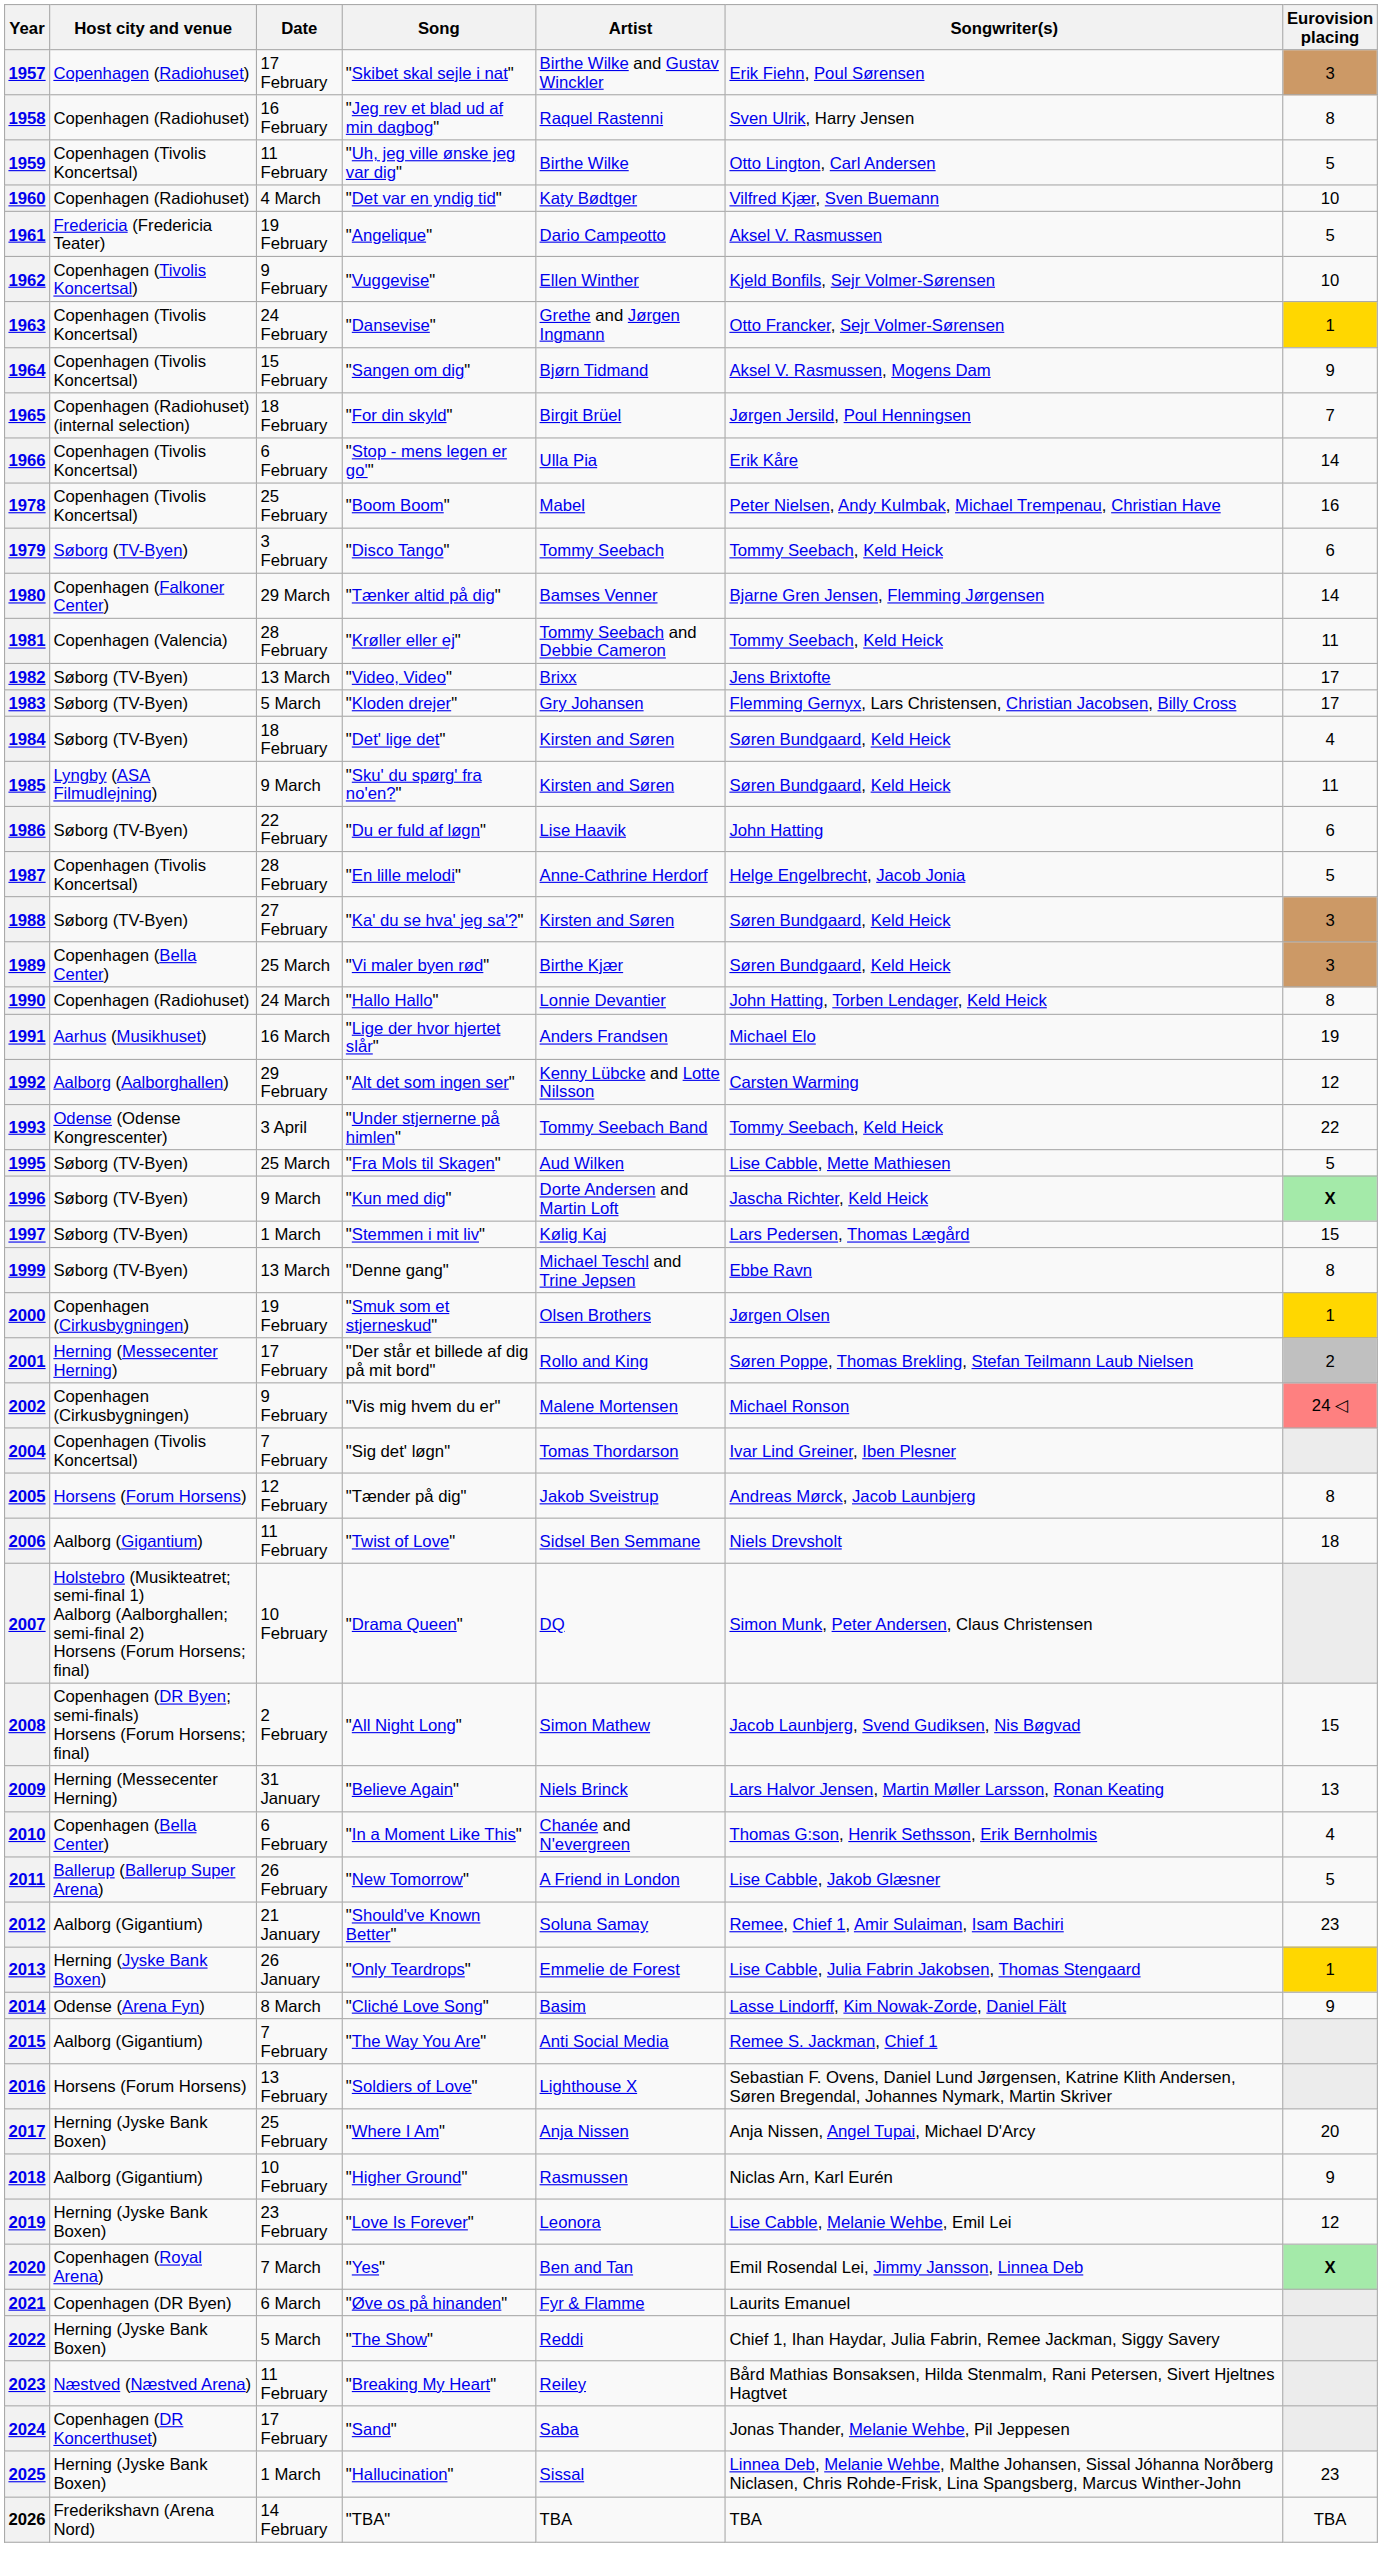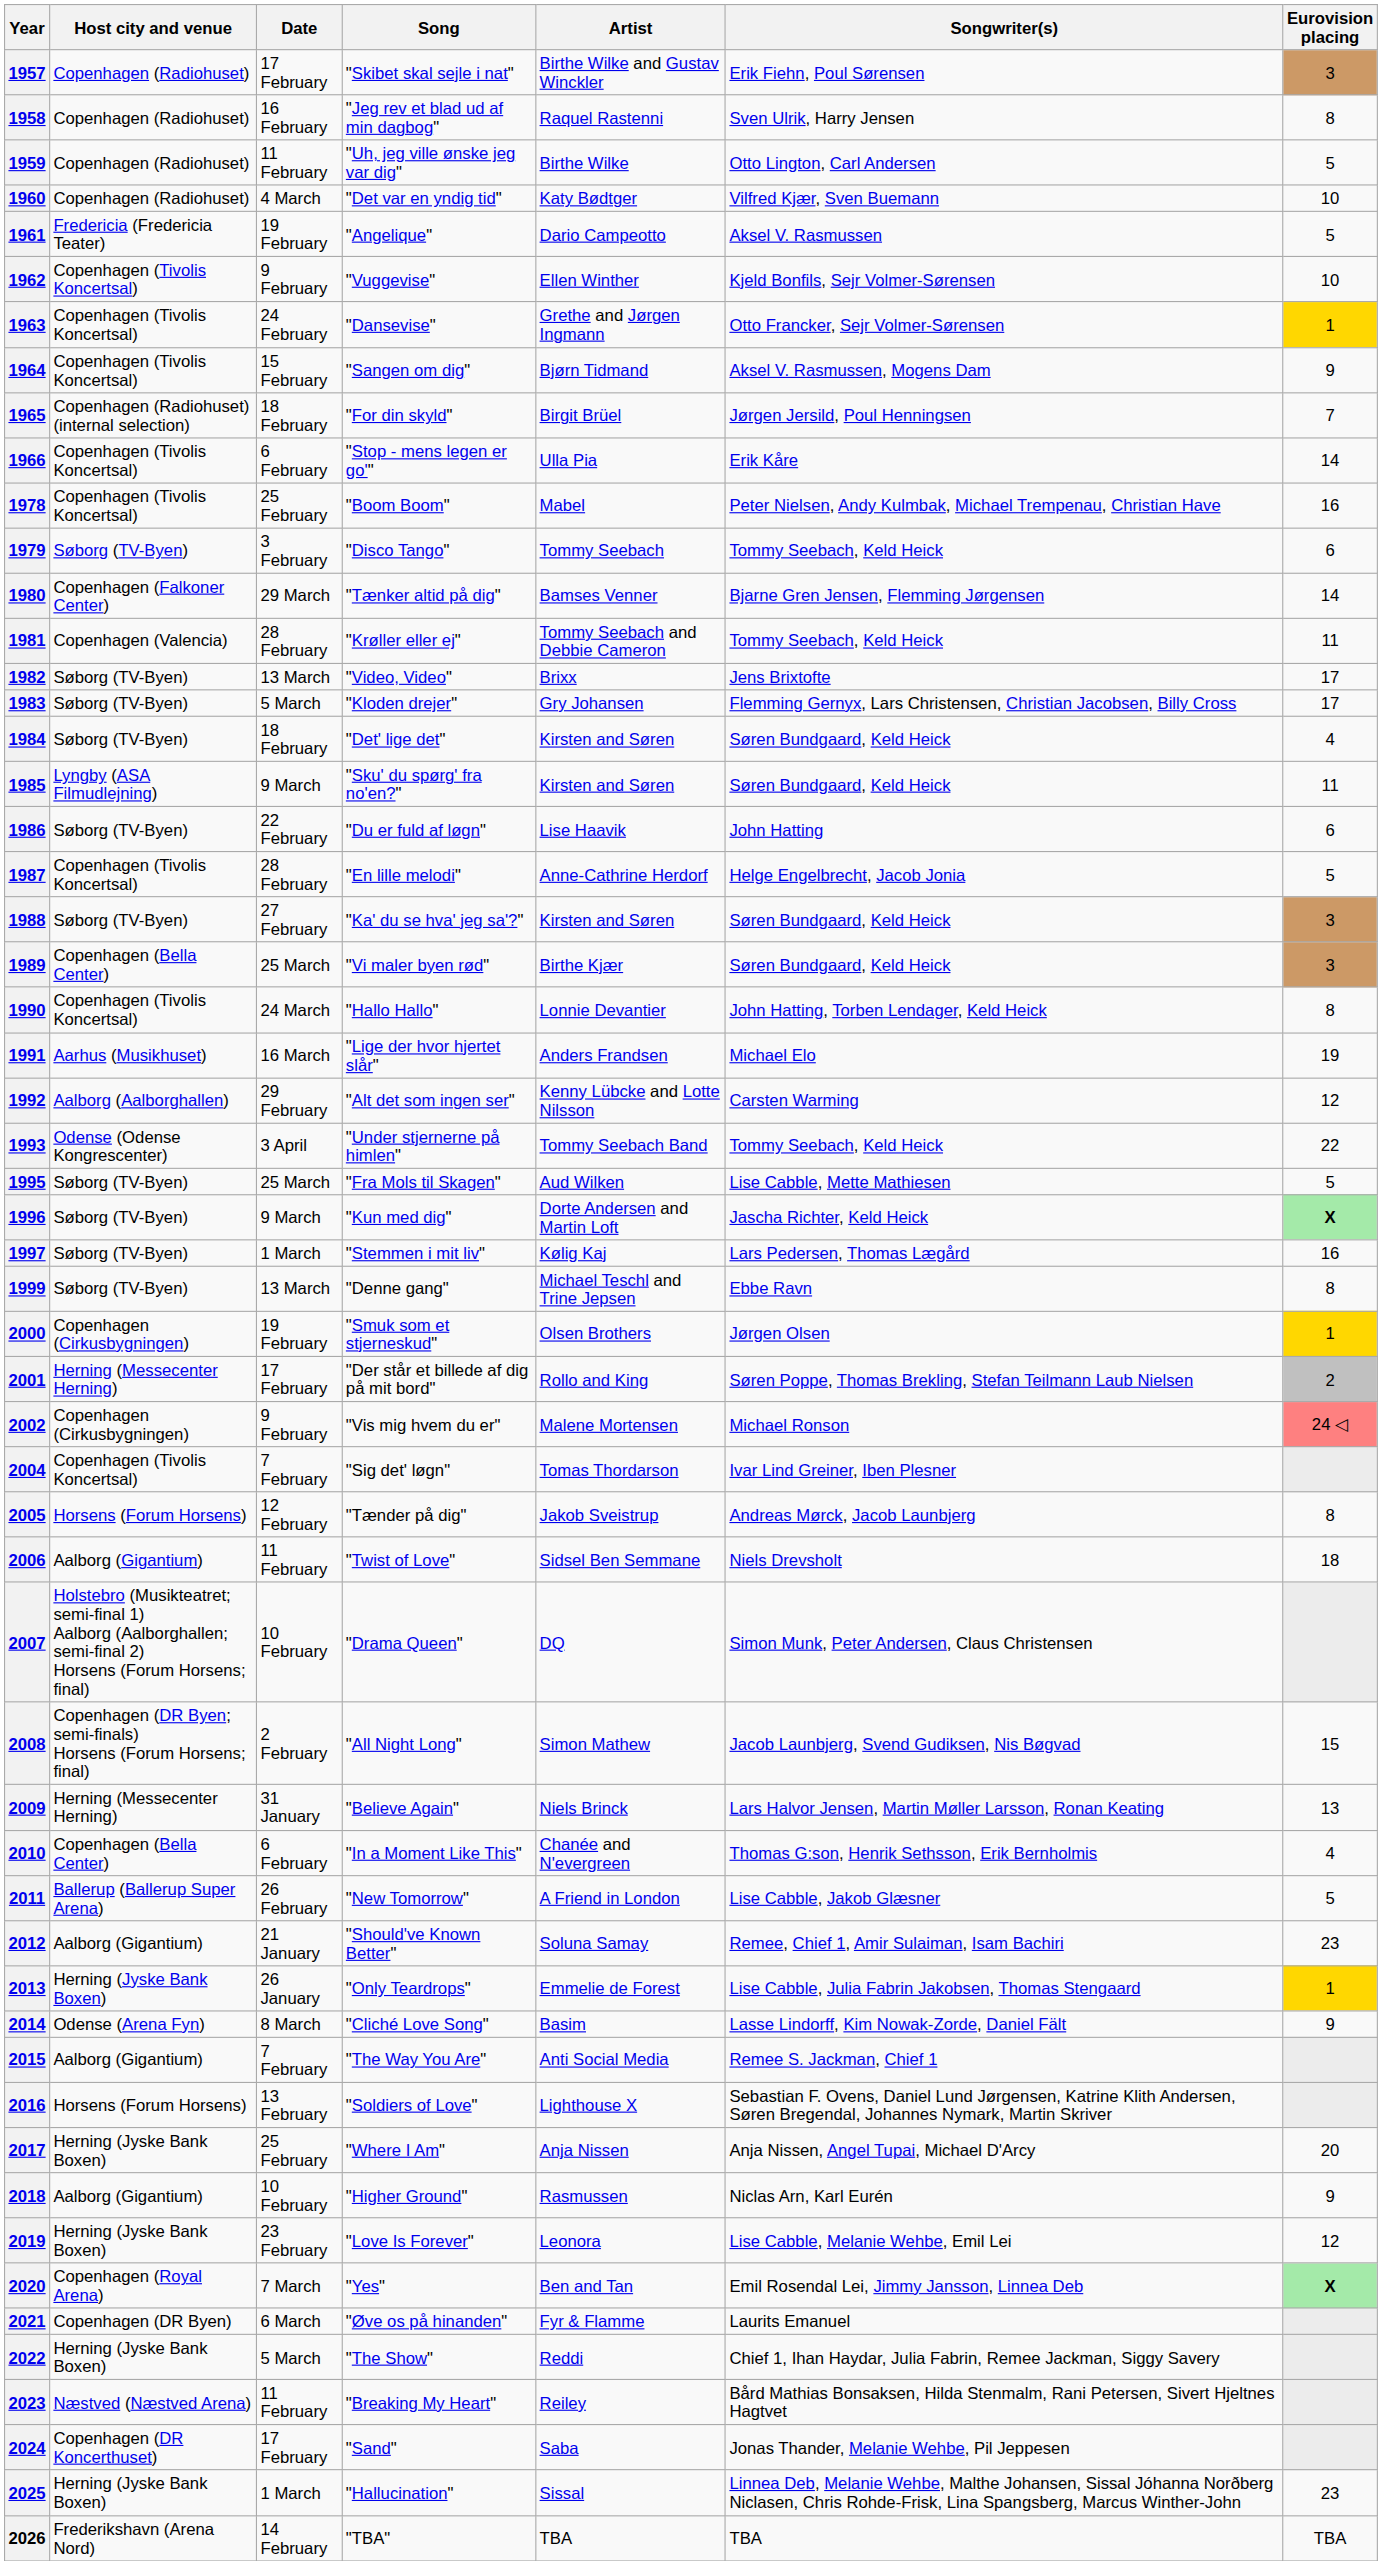(130, 163) Copenhagen (Tivolis Koncertsal) -> (151, 163) Copenhagen (Radiohuset)
(151, 1001) Copenhagen (Radiohuset) -> (130, 1010) Copenhagen (Tivolis Koncertsal)
(1330, 1234) 15 -> (1330, 1253) 16
